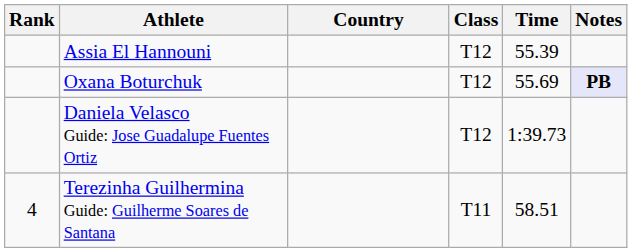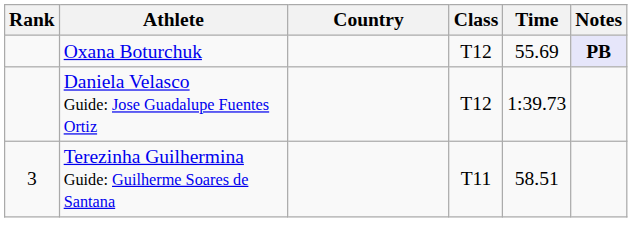- row: (137, 50)
(32, 209) 4 -> (32, 178) 3
